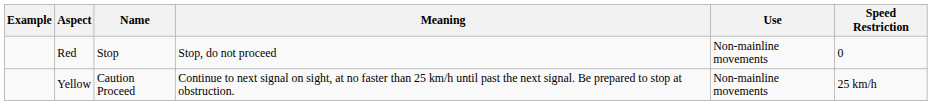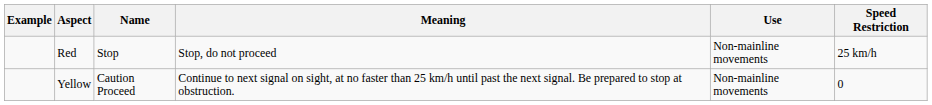(840, 52) 0 -> (857, 52) 25 km/h
(857, 84) 25 km/h -> (840, 84) 0
